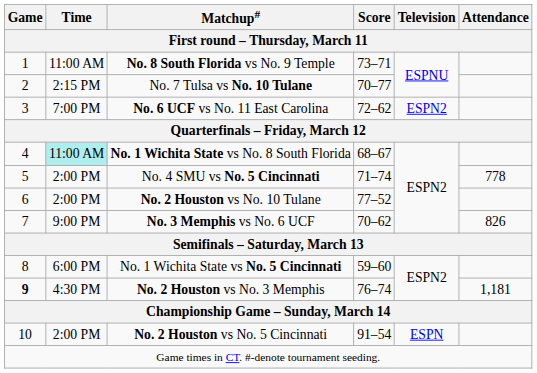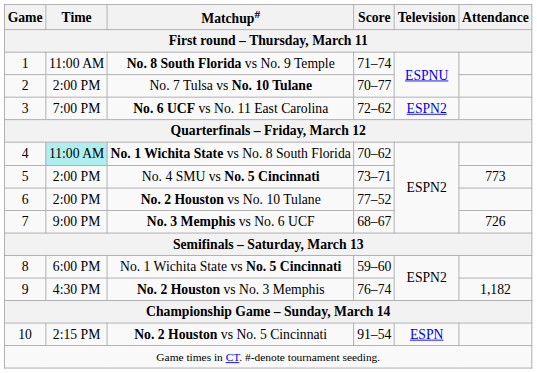(374, 63) 73–71 -> (374, 63) 71–74
(77, 86) 2:15 PM -> (77, 86) 2:00 PM
(374, 154) 68–67 -> (374, 154) 70–62
(374, 176) 71–74 -> (374, 176) 73–71
(495, 176) 778 -> (495, 176) 773
(374, 221) 70–62 -> (374, 221) 68–67
(495, 221) 826 -> (495, 221) 726
(25, 289) bold -> (25, 289) normal
(495, 289) 1,181 -> (495, 289) 1,182
(77, 334) 2:00 PM -> (77, 334) 2:15 PM
